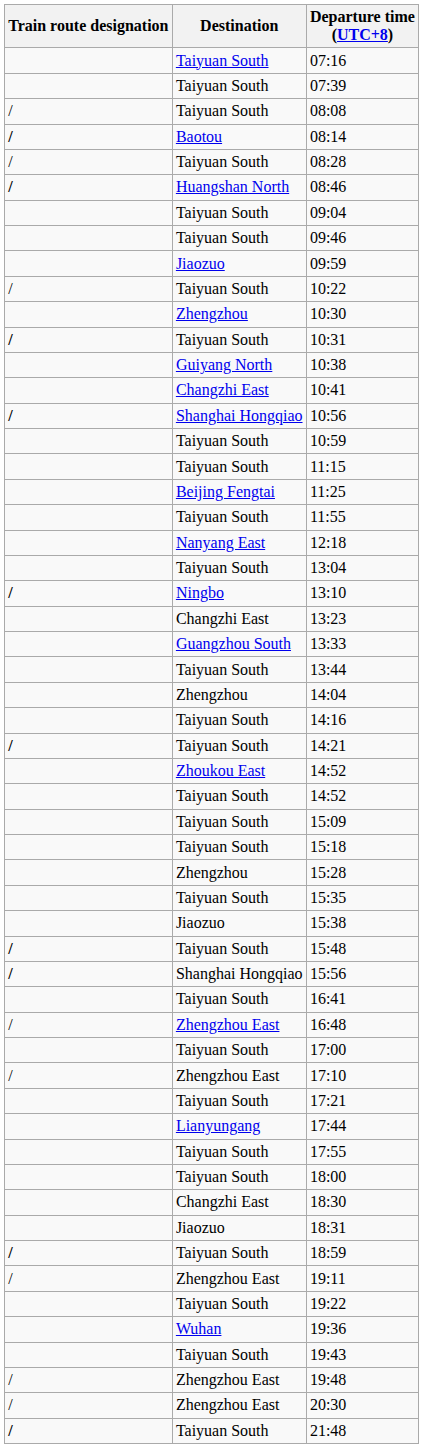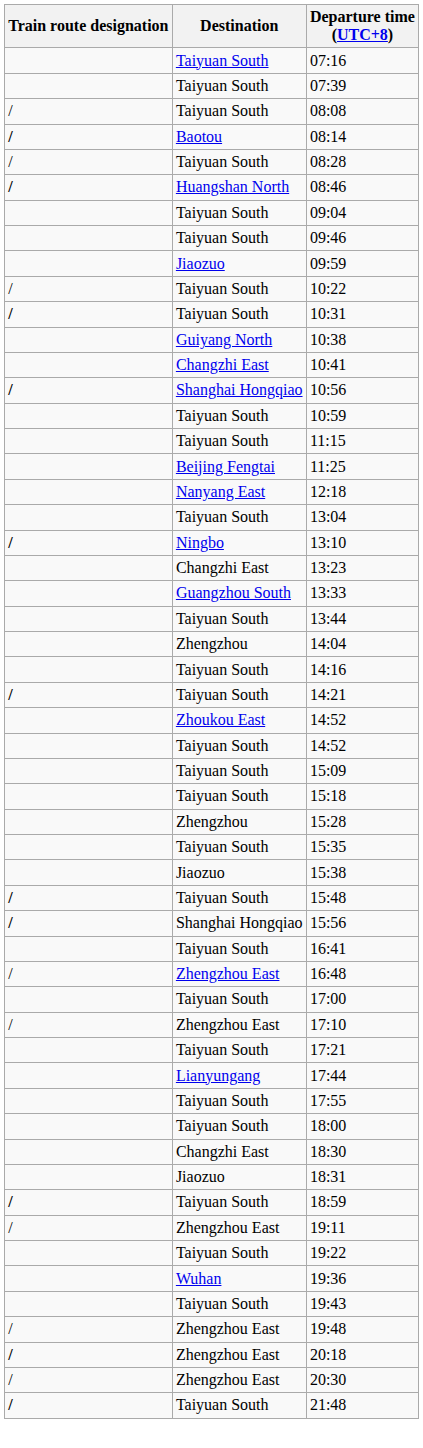- row: (212, 314)
- row: (222, 517)
+ row: (228, 1354)
